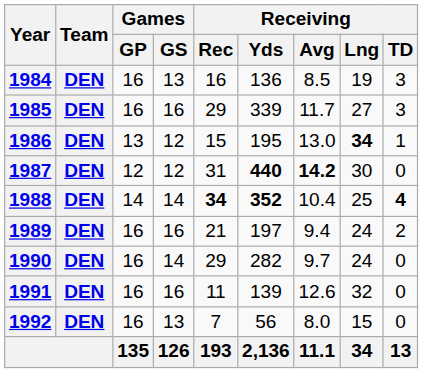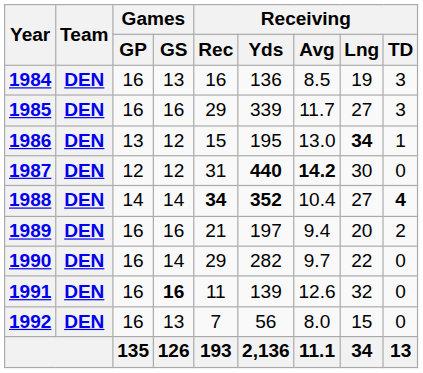(362, 200) 25 -> (362, 200) 27
(362, 230) 24 -> (362, 230) 20
(362, 261) 24 -> (362, 261) 22
(174, 291) normal -> (174, 291) bold
